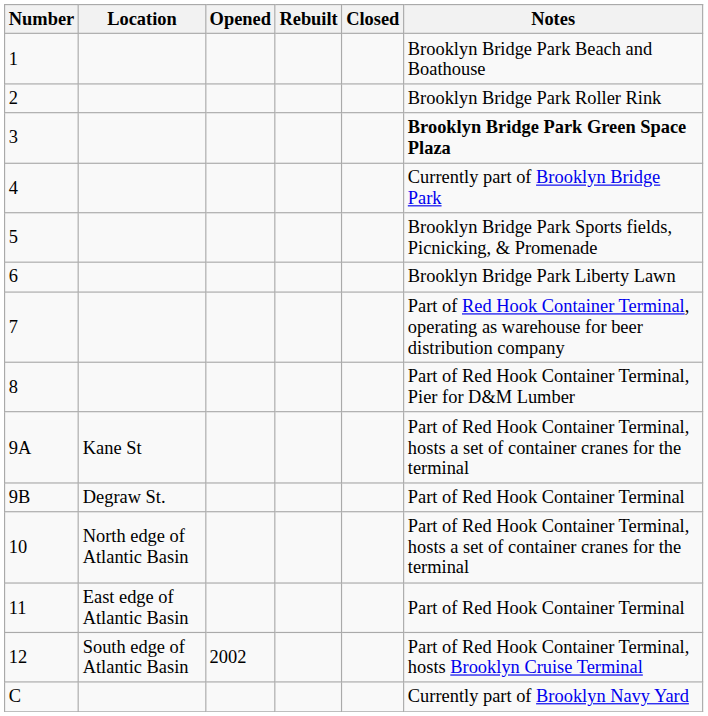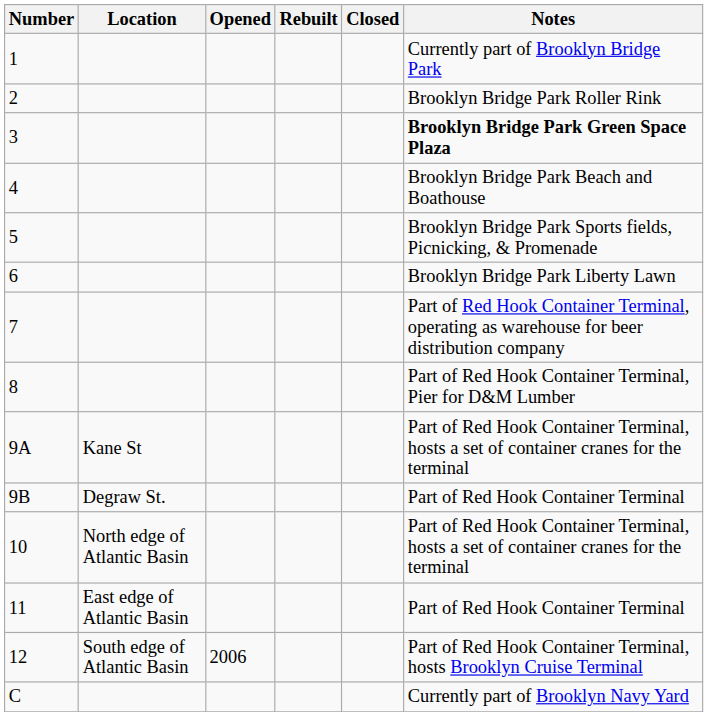(530, 58) Brooklyn Bridge Park Beach and Boathouse -> (534, 58) Currently part of Brooklyn Bridge Park
(534, 187) Currently part of Brooklyn Bridge Park -> (530, 187) Brooklyn Bridge Park Beach and Boathouse
(228, 657) 2002 -> (228, 657) 2006
